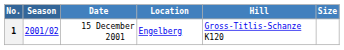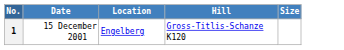- column: (42, 12)
